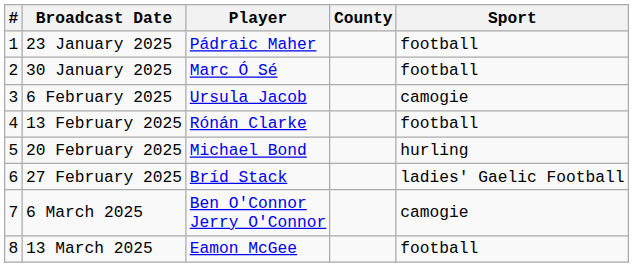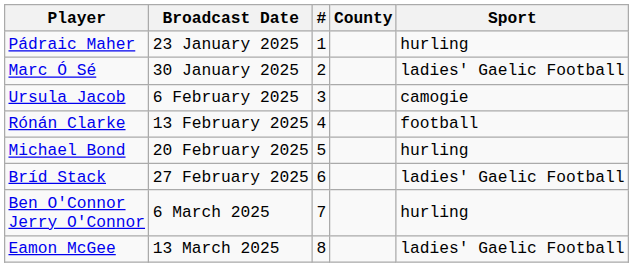columns swapped: (13, 18) <-> (258, 18)
(439, 44) football -> (434, 44) hurling
(439, 71) football -> (512, 71) ladies' Gaelic Football
(434, 213) camogie -> (434, 213) hurling
(439, 248) football -> (512, 248) ladies' Gaelic Football
